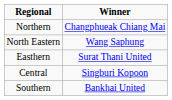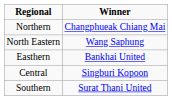(115, 57) Surat Thani United -> (115, 57) Bankhai United
(115, 88) Bankhai United -> (115, 88) Surat Thani United
